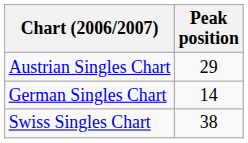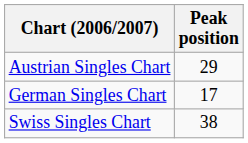(209, 94) 14 -> (209, 94) 17
